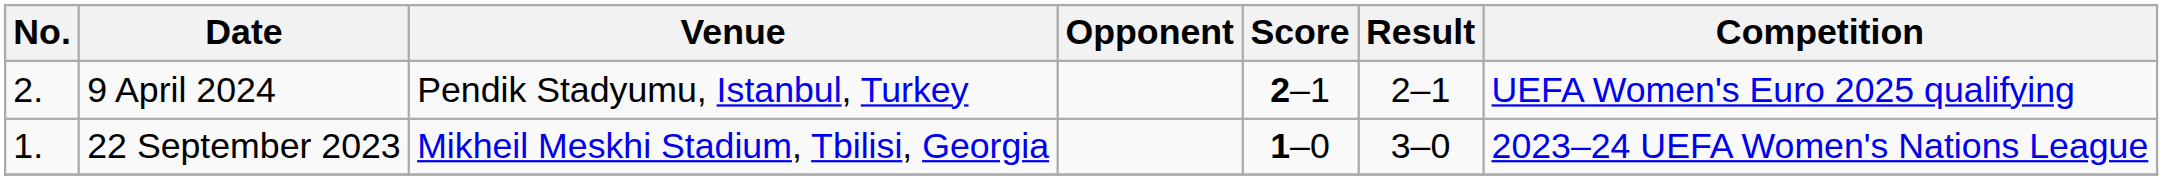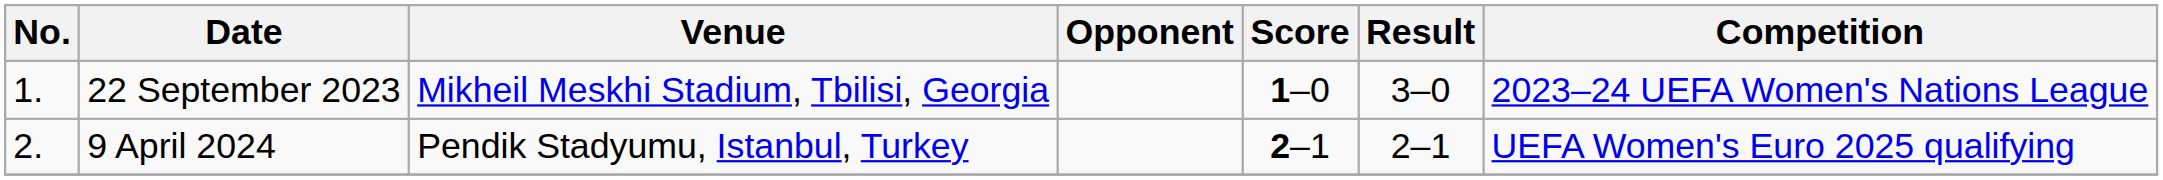rows swapped: (244, 145) <-> (182, 89)
